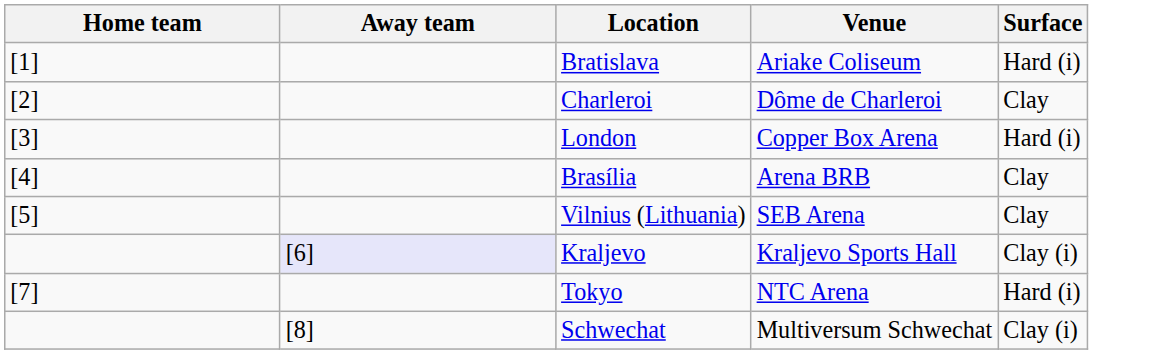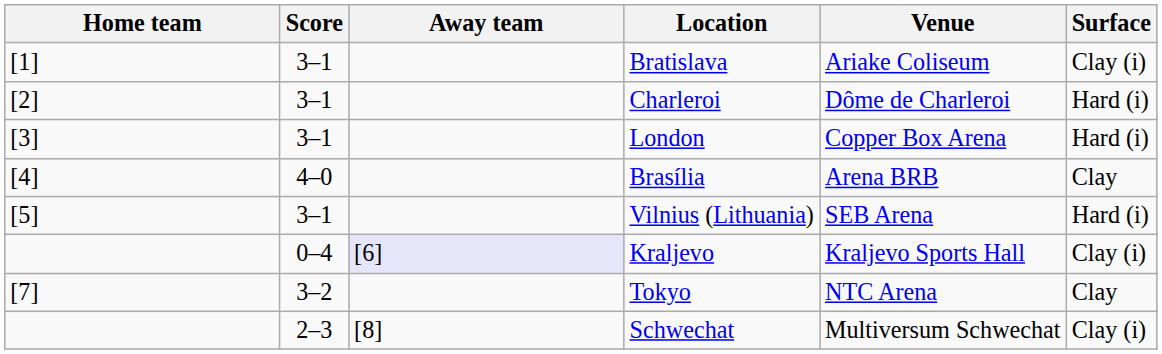+ column: (314, 23)
(1042, 61) Hard (i) -> (1109, 61) Clay (i)
(1026, 100) Clay -> (1110, 100) Hard (i)
(1026, 215) Clay -> (1110, 215) Hard (i)
(1042, 291) Hard (i) -> (1095, 291) Clay
